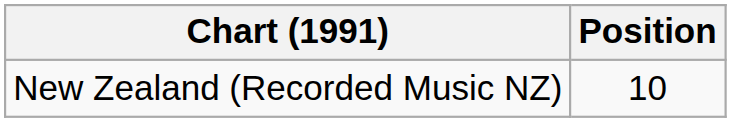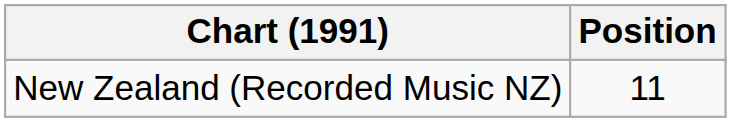(648, 87) 10 -> (648, 87) 11
